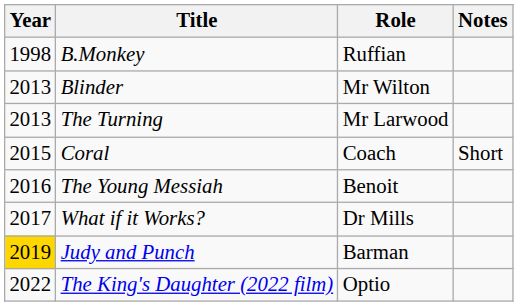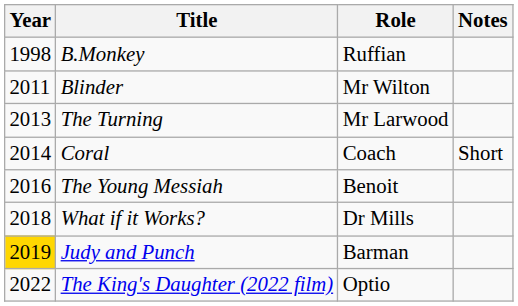(30, 86) 2013 -> (30, 86) 2011
(30, 152) 2015 -> (30, 152) 2014
(30, 218) 2017 -> (30, 218) 2018
